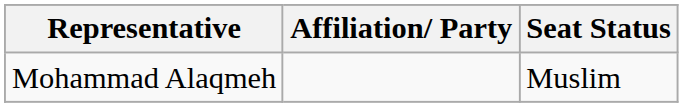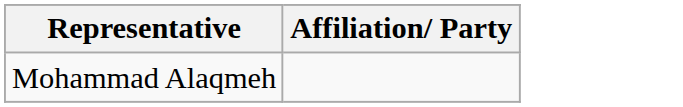- column: (599, 28)
